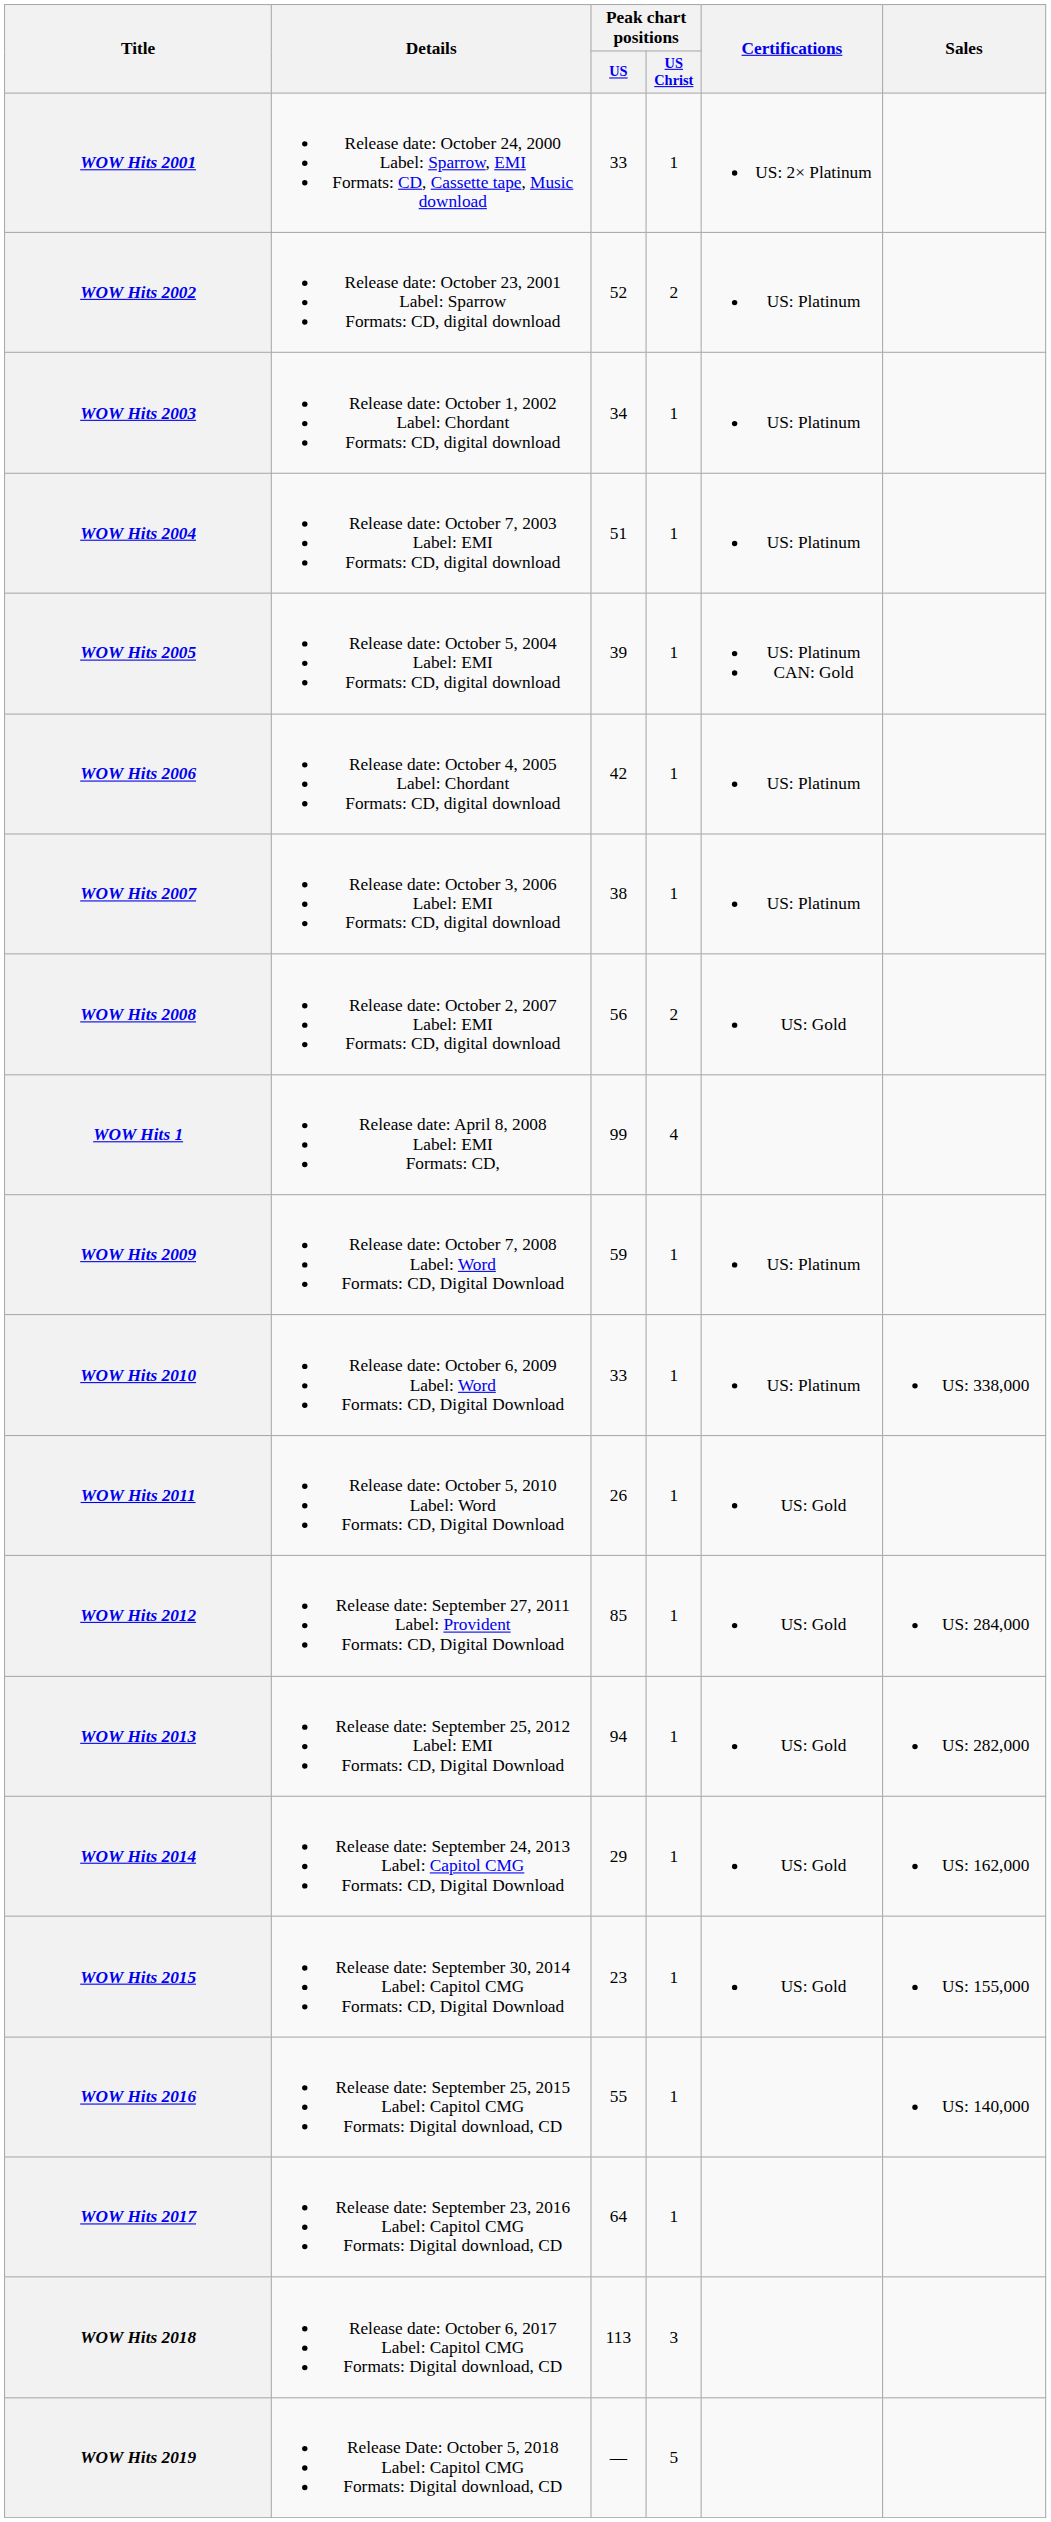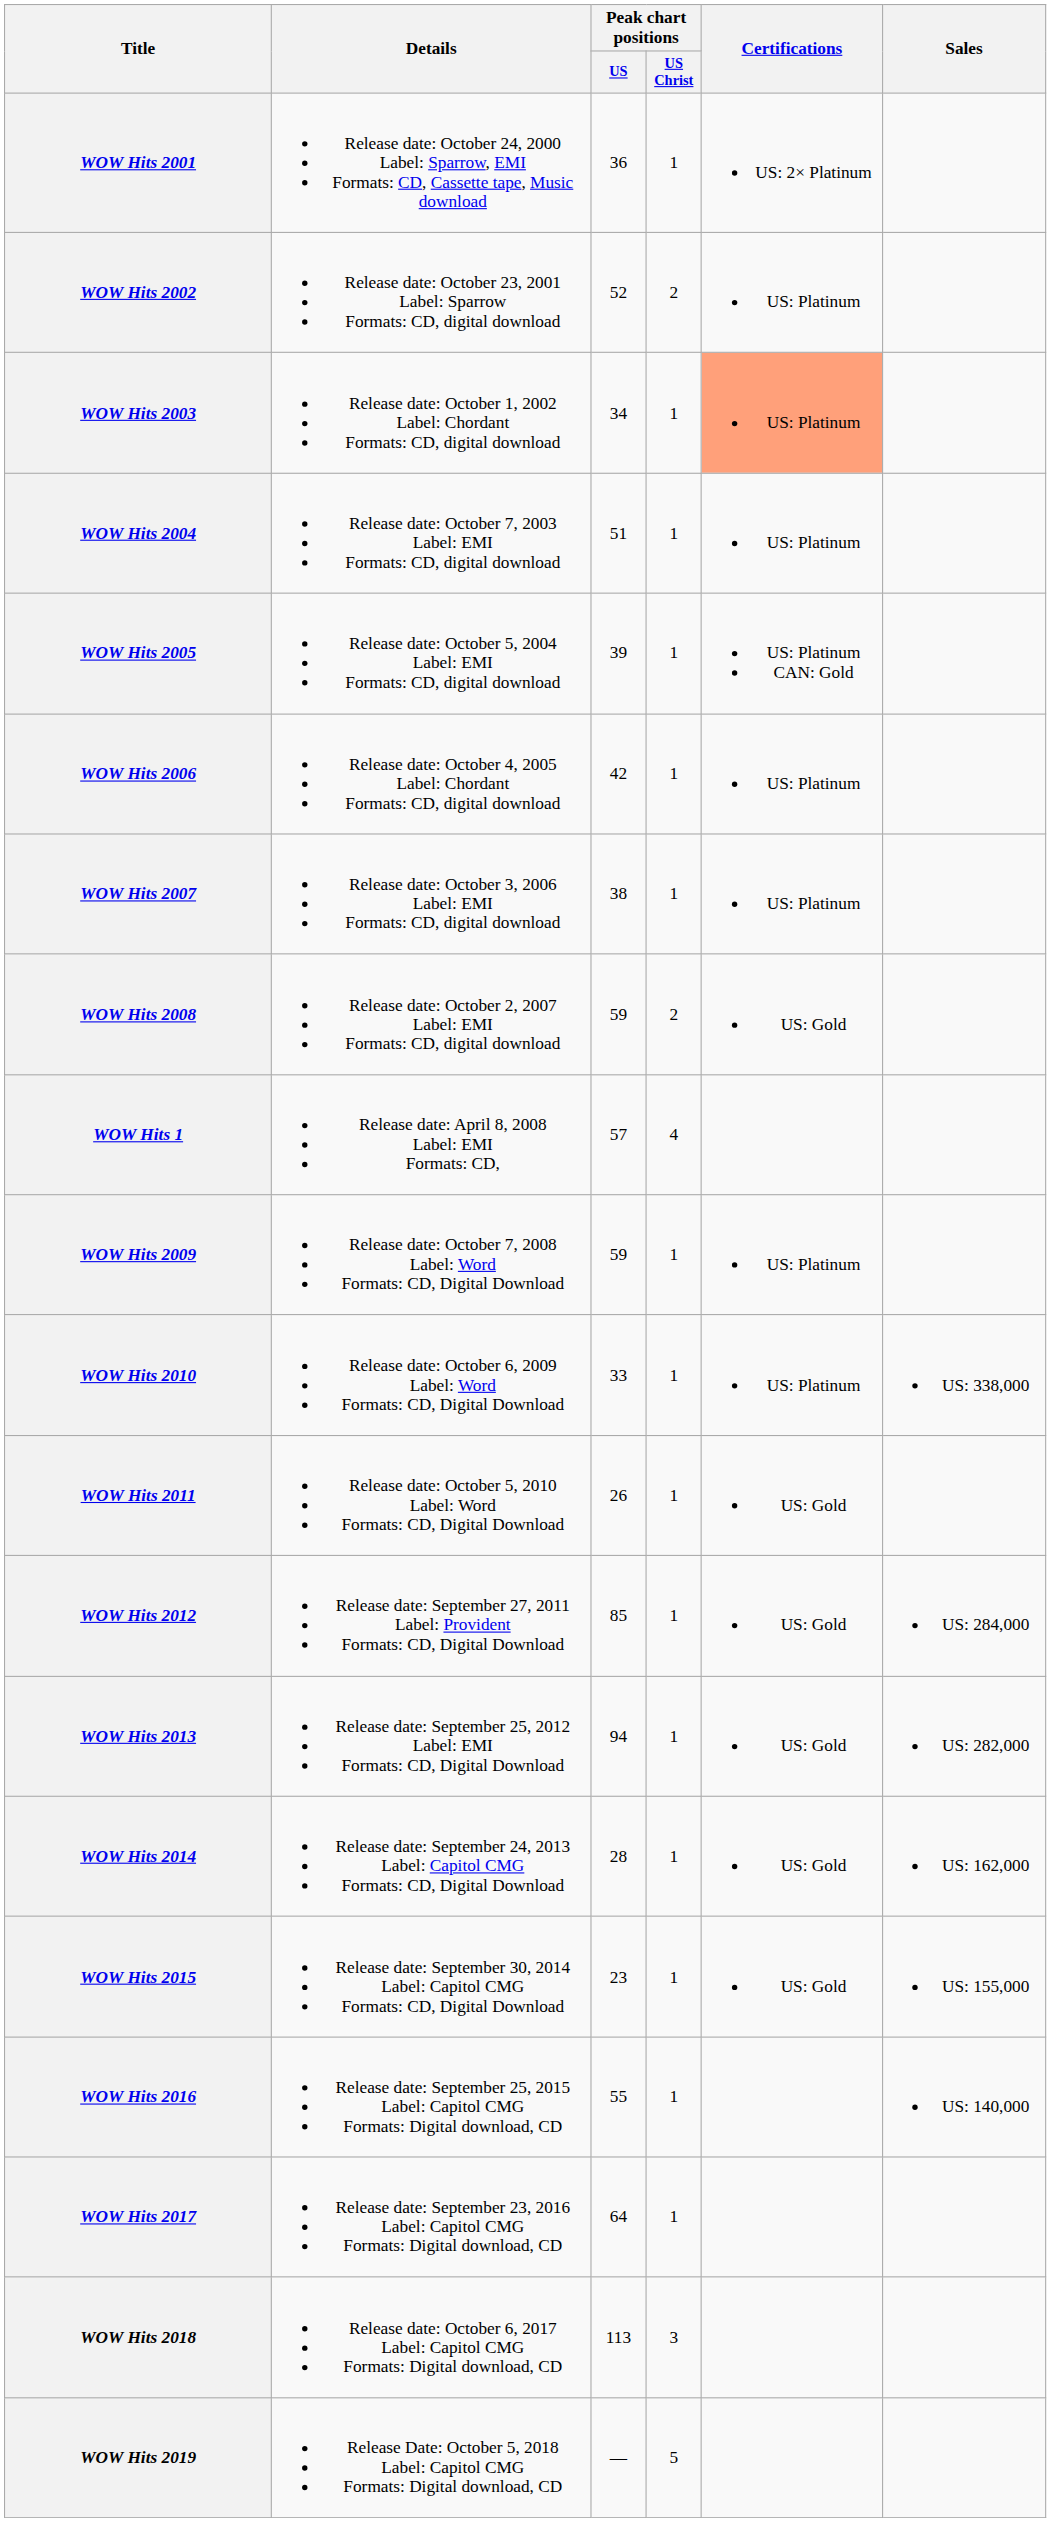(618, 162) 33 -> (618, 162) 36
(792, 423) no background -> (792, 423) lightsalmon background
(618, 1014) 56 -> (618, 1014) 59
(618, 1134) 99 -> (618, 1134) 57
(618, 1856) 29 -> (618, 1856) 28
